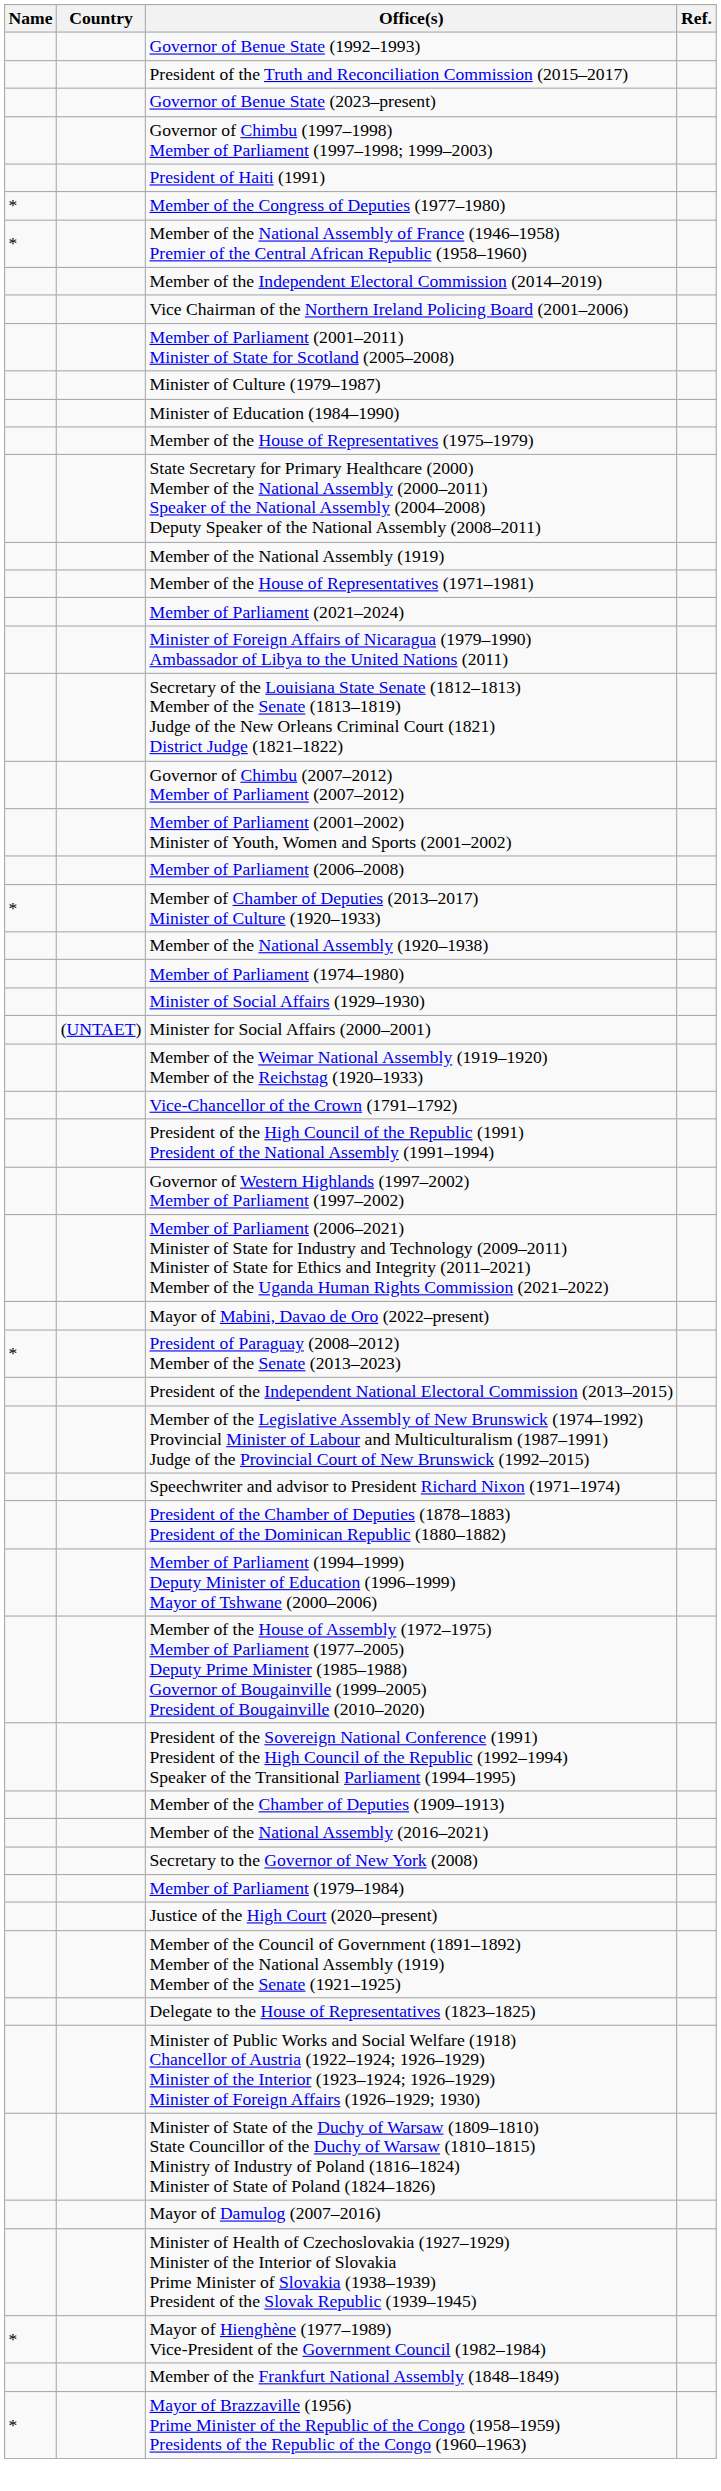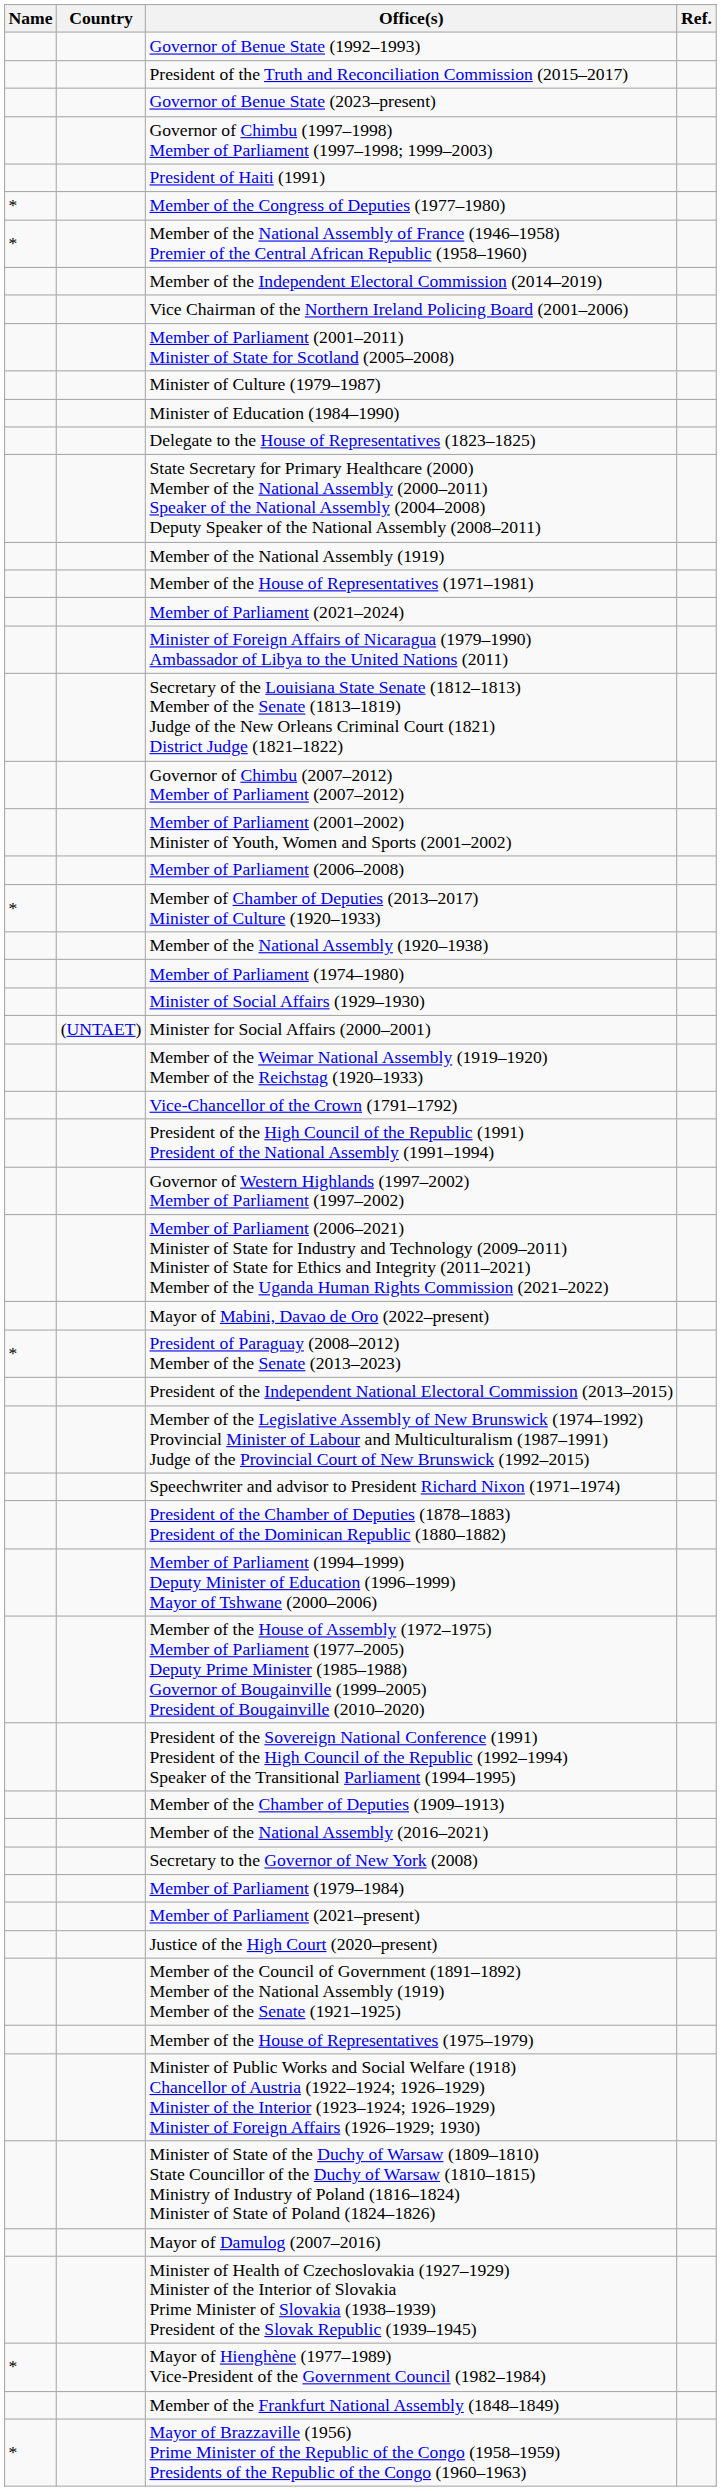rows swapped: (342, 440) <-> (343, 2011)
+ row: (285, 1916)
